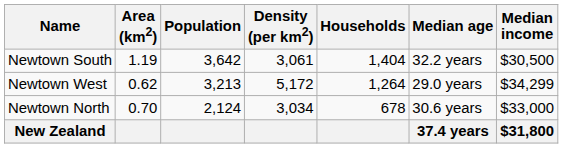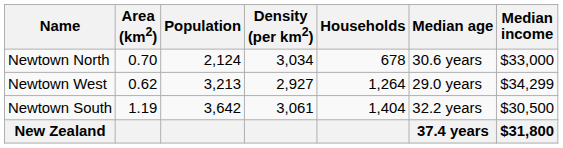rows swapped: (59, 107) <-> (60, 60)
(295, 84) 5,172 -> (295, 84) 2,927
